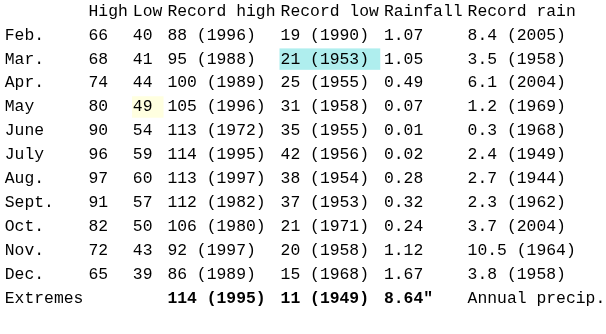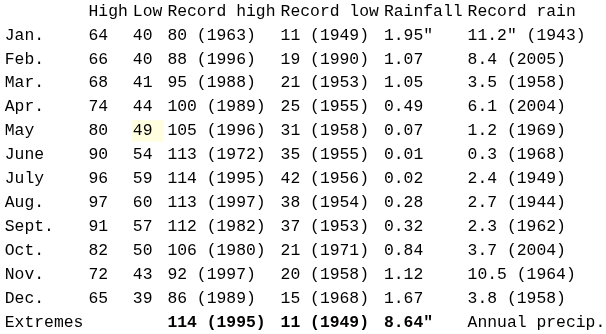+ row: (24, 35)
(325, 59) paleturquoise background -> (325, 83) no background
(404, 227) 0.24 -> (404, 251) 0.84
